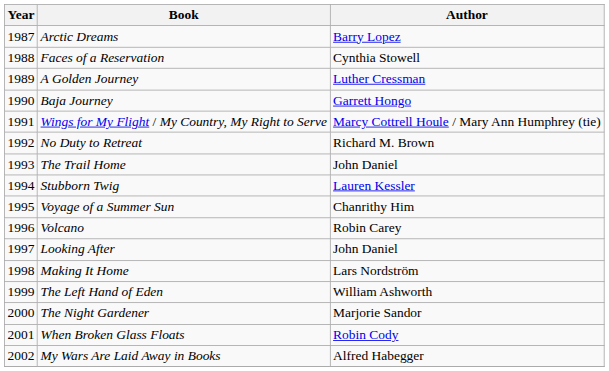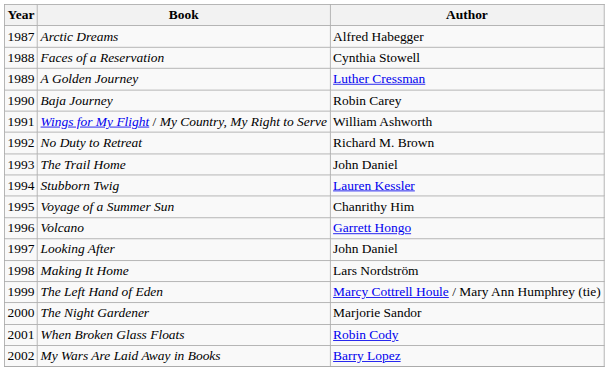(367, 36) Barry Lopez -> (378, 36) Alfred Habegger
(372, 100) Garrett Hongo -> (367, 100) Robin Carey
(467, 121) Marcy Cottrell Houle / Mary Ann Humphrey (tie) -> (383, 121) William Ashworth
(367, 228) Robin Carey -> (372, 228) Garrett Hongo
(383, 292) William Ashworth -> (467, 292) Marcy Cottrell Houle / Mary Ann Humphrey (tie)
(378, 356) Alfred Habegger -> (367, 356) Barry Lopez
